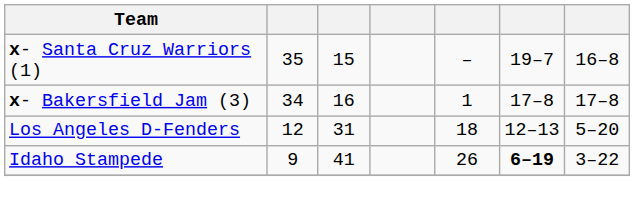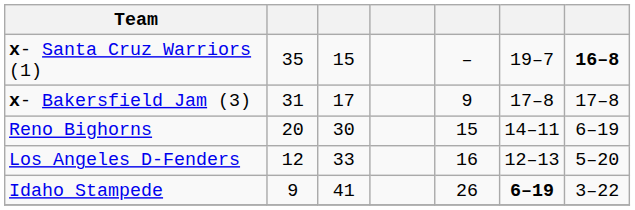(597, 60) normal -> (597, 60) bold
(293, 101) 34 -> (293, 101) 31
(344, 101) 16 -> (344, 101) 17
(467, 101) 1 -> (467, 101) 9
+ row: (81, 130)
(344, 130) 31 -> (344, 160) 33
(467, 130) 18 -> (467, 160) 16
